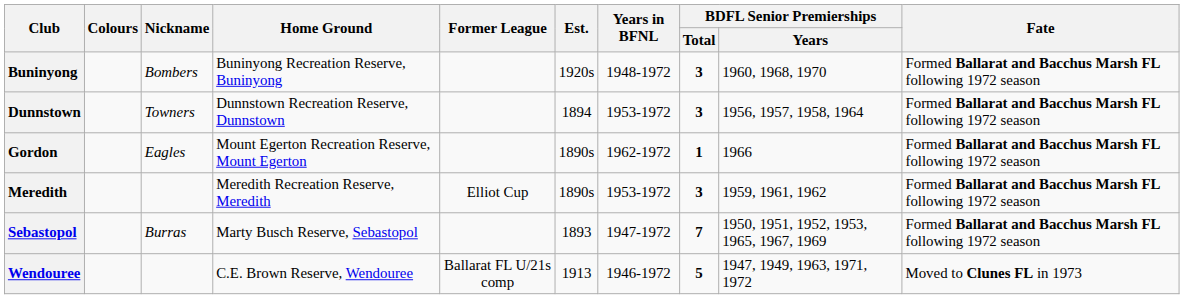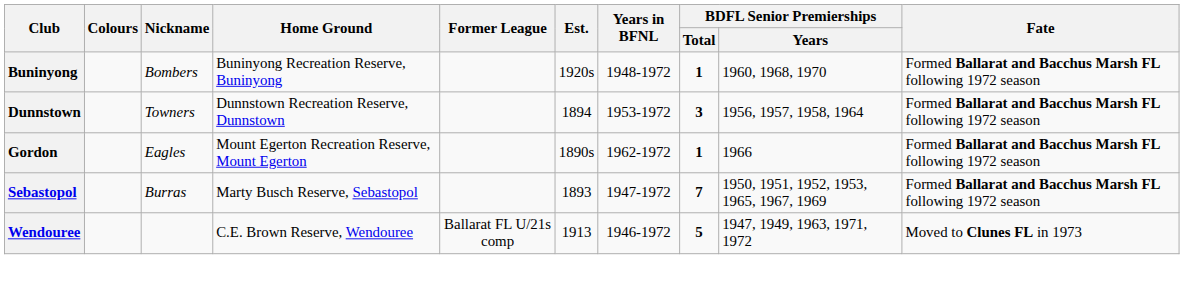(699, 71) 3 -> (699, 71) 1
- row: (38, 192)
